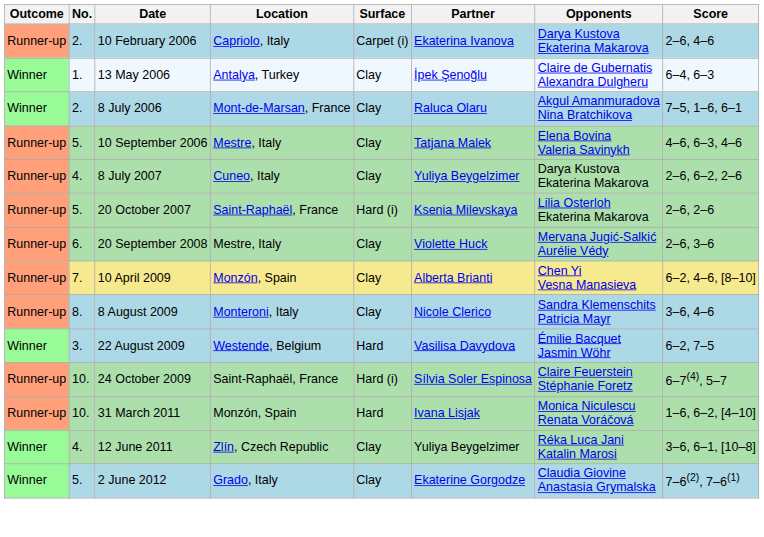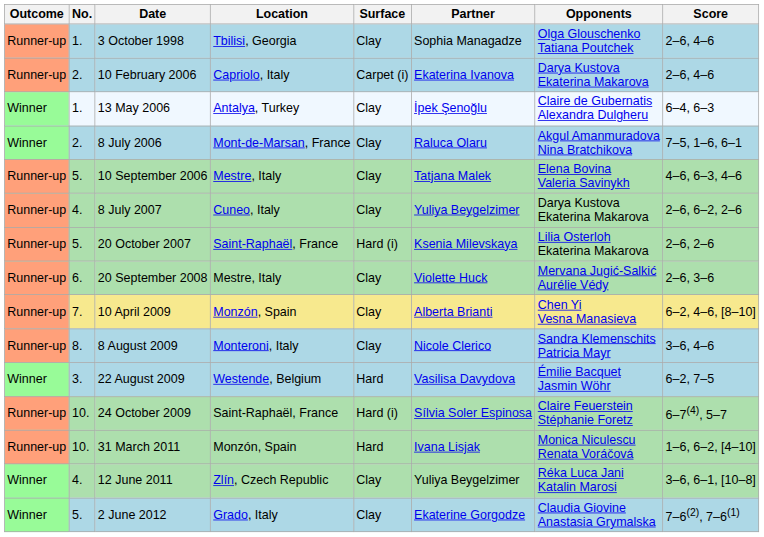+ row: (141, 41)
